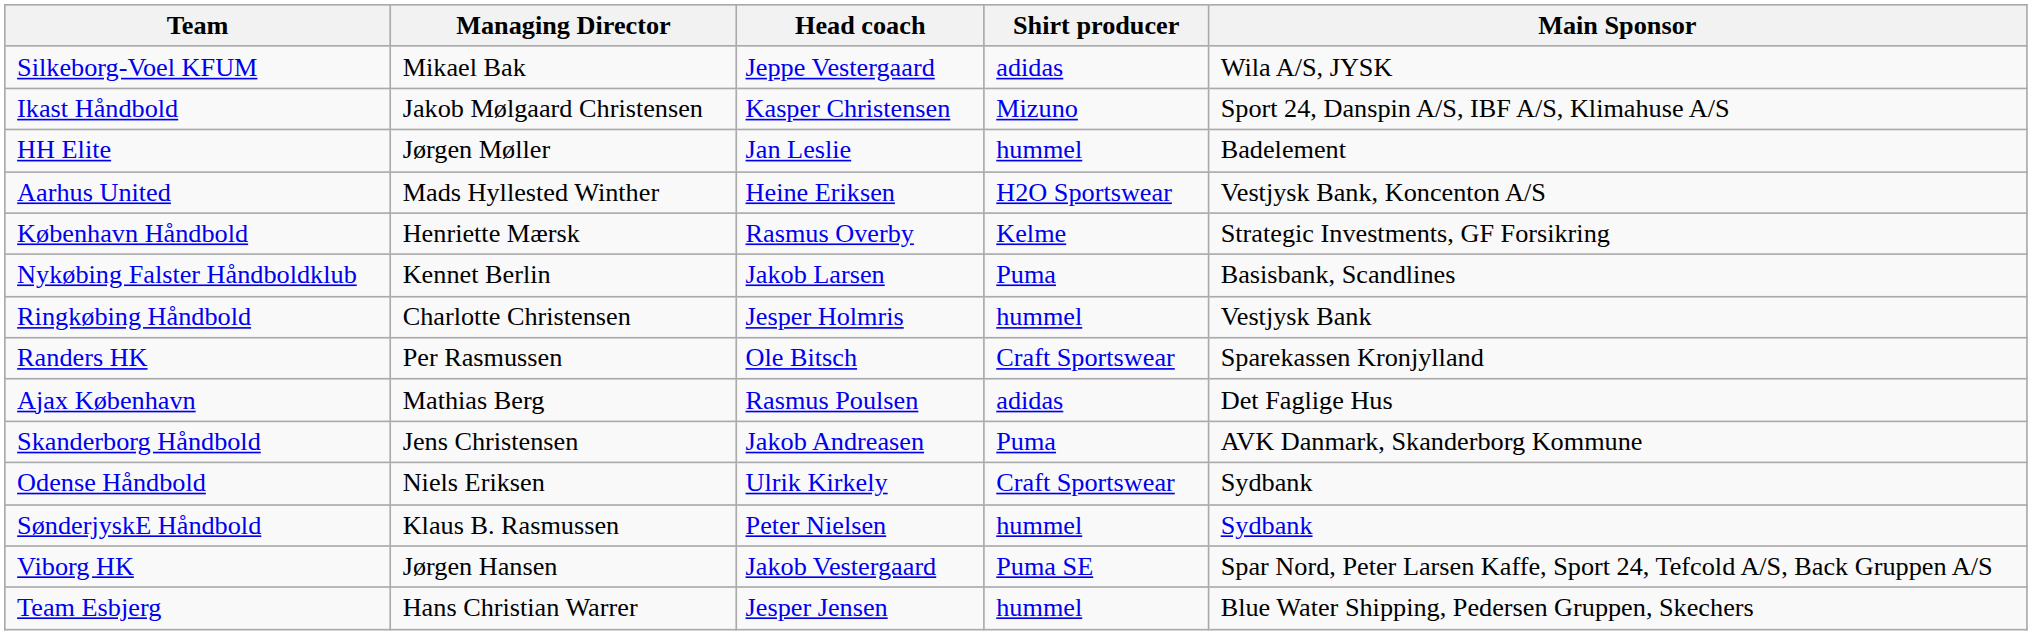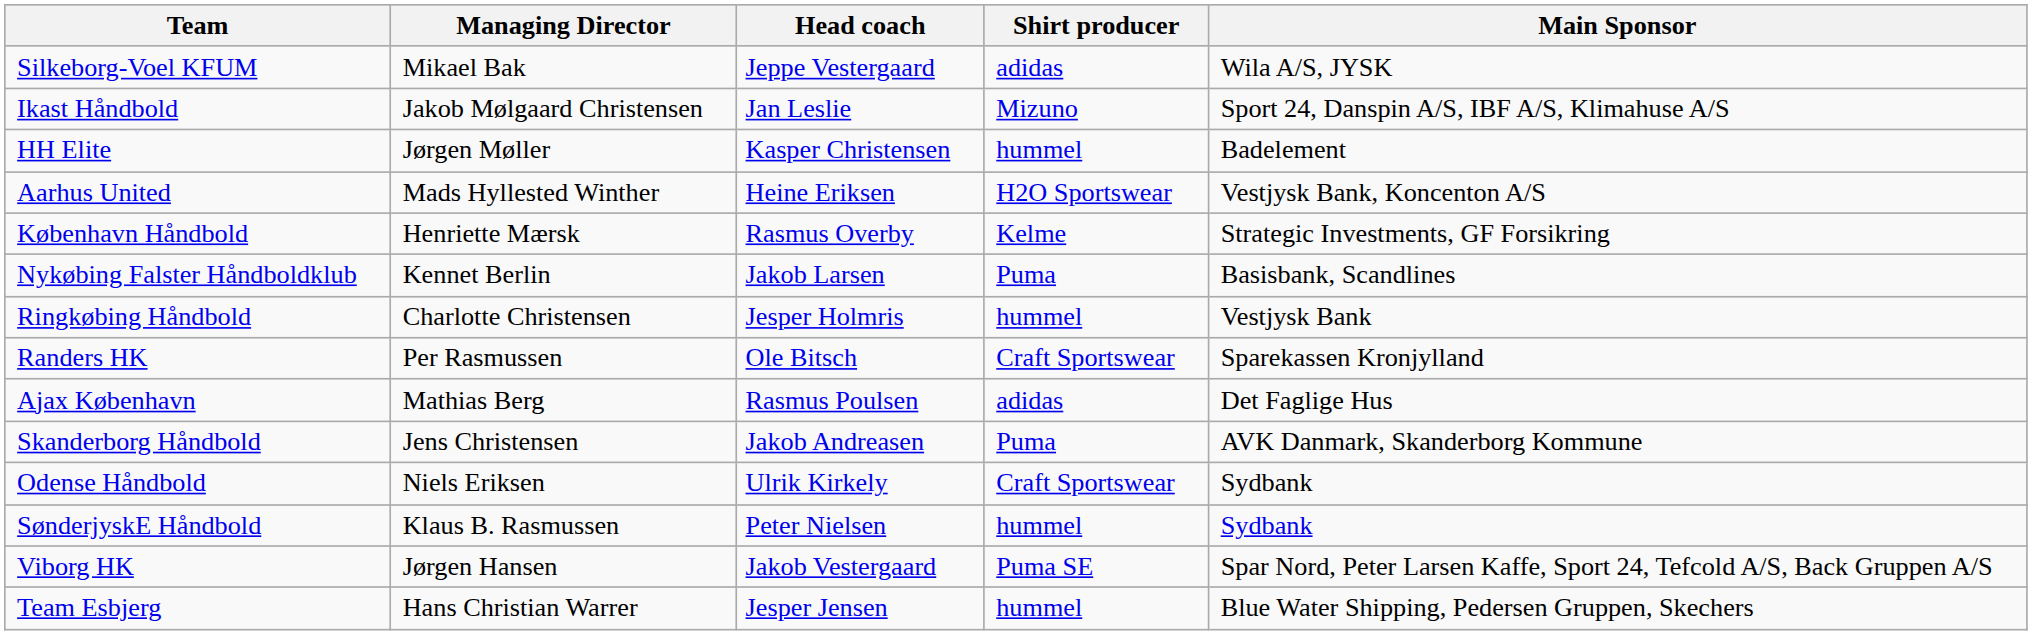(848, 108) Kasper Christensen -> (798, 108) Jan Leslie
(798, 150) Jan Leslie -> (848, 150) Kasper Christensen
